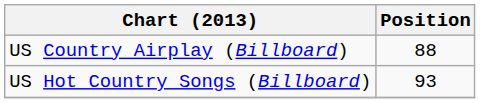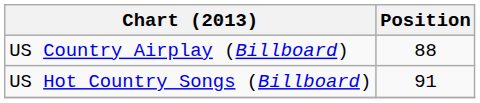(425, 82) 93 -> (425, 82) 91
